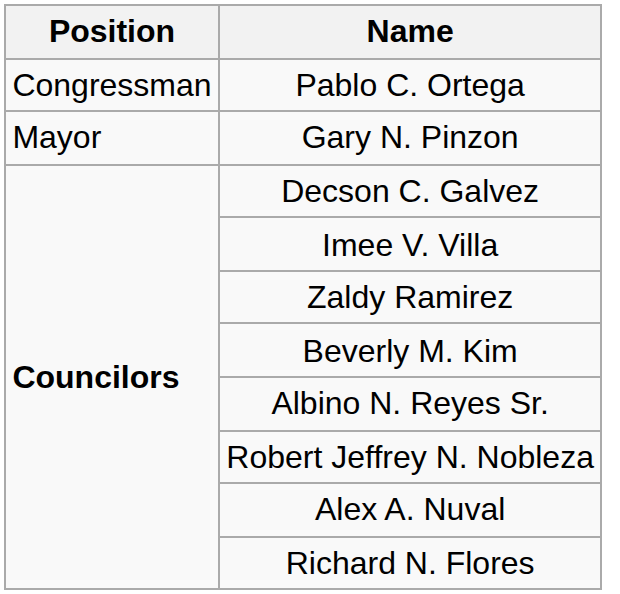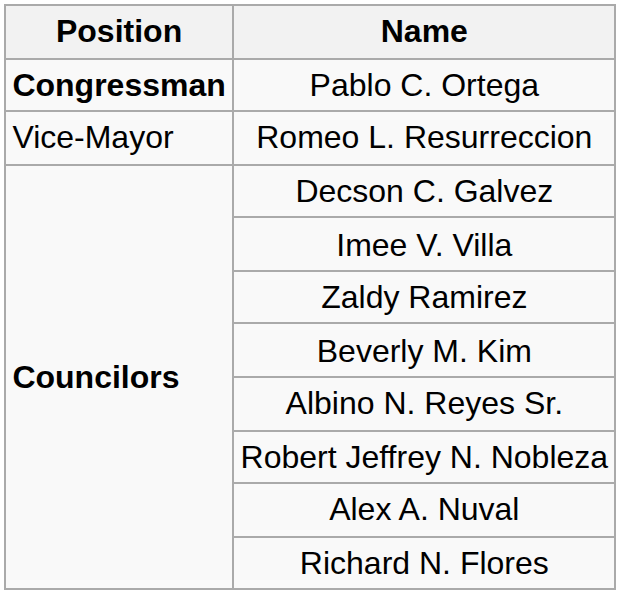(112, 85) normal -> (119, 85) bold
- row: (410, 138)
+ row: (424, 138)
